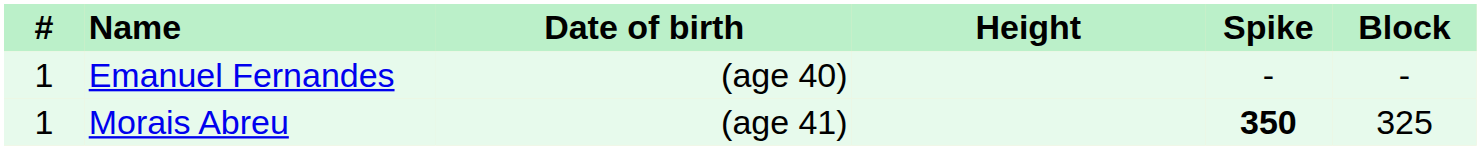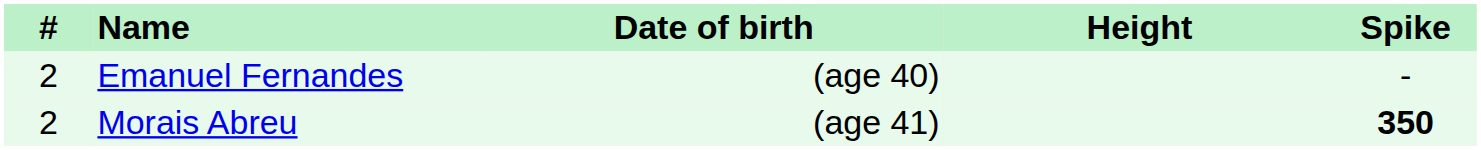- column: (1405, 28)
(44, 75) 1 -> (48, 75) 2
(44, 122) 1 -> (48, 122) 2
